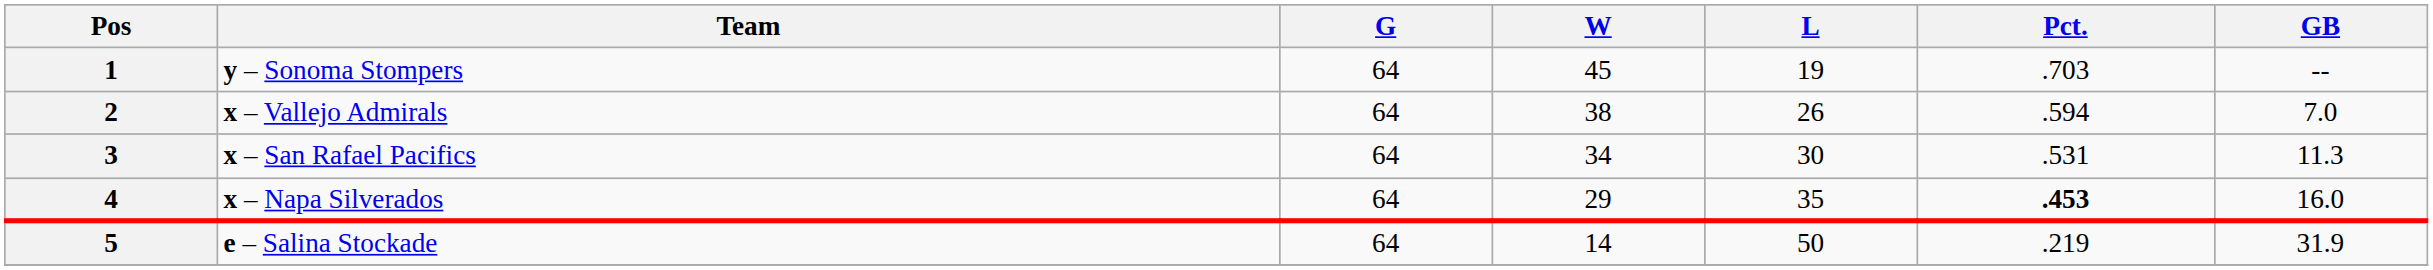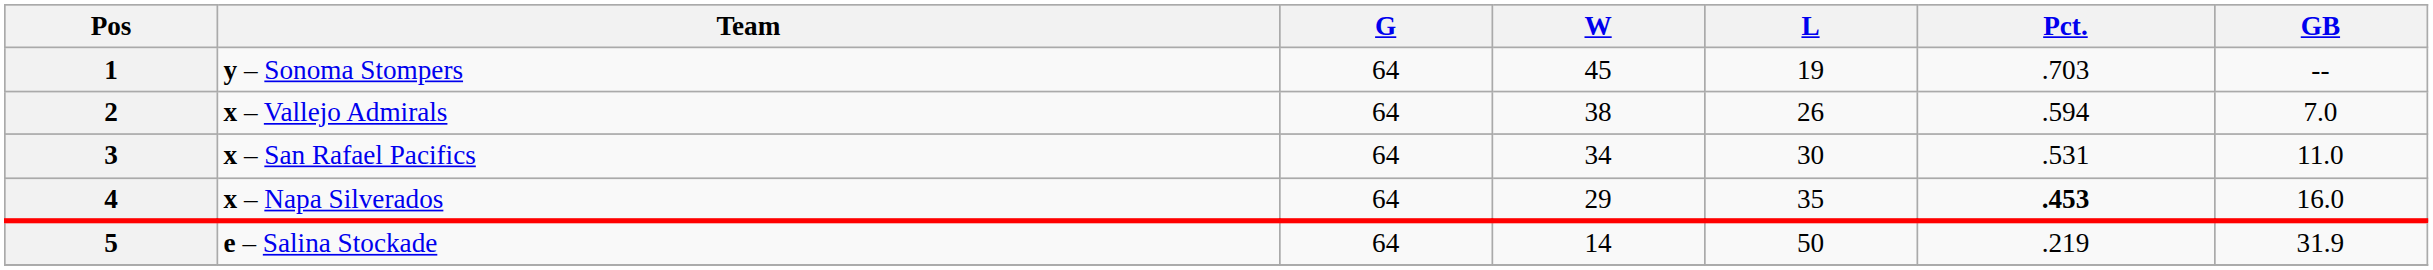(2320, 155) 11.3 -> (2320, 155) 11.0
